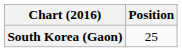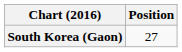(151, 36) 25 -> (151, 36) 27
